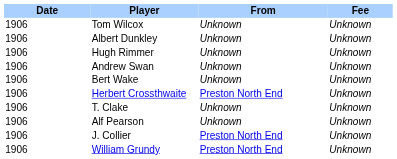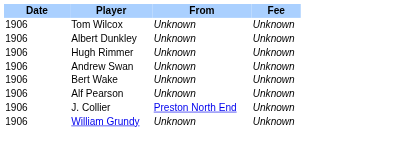- row: (139, 94)
- row: (110, 108)
(241, 149) Preston North End -> (175, 121) Unknown
